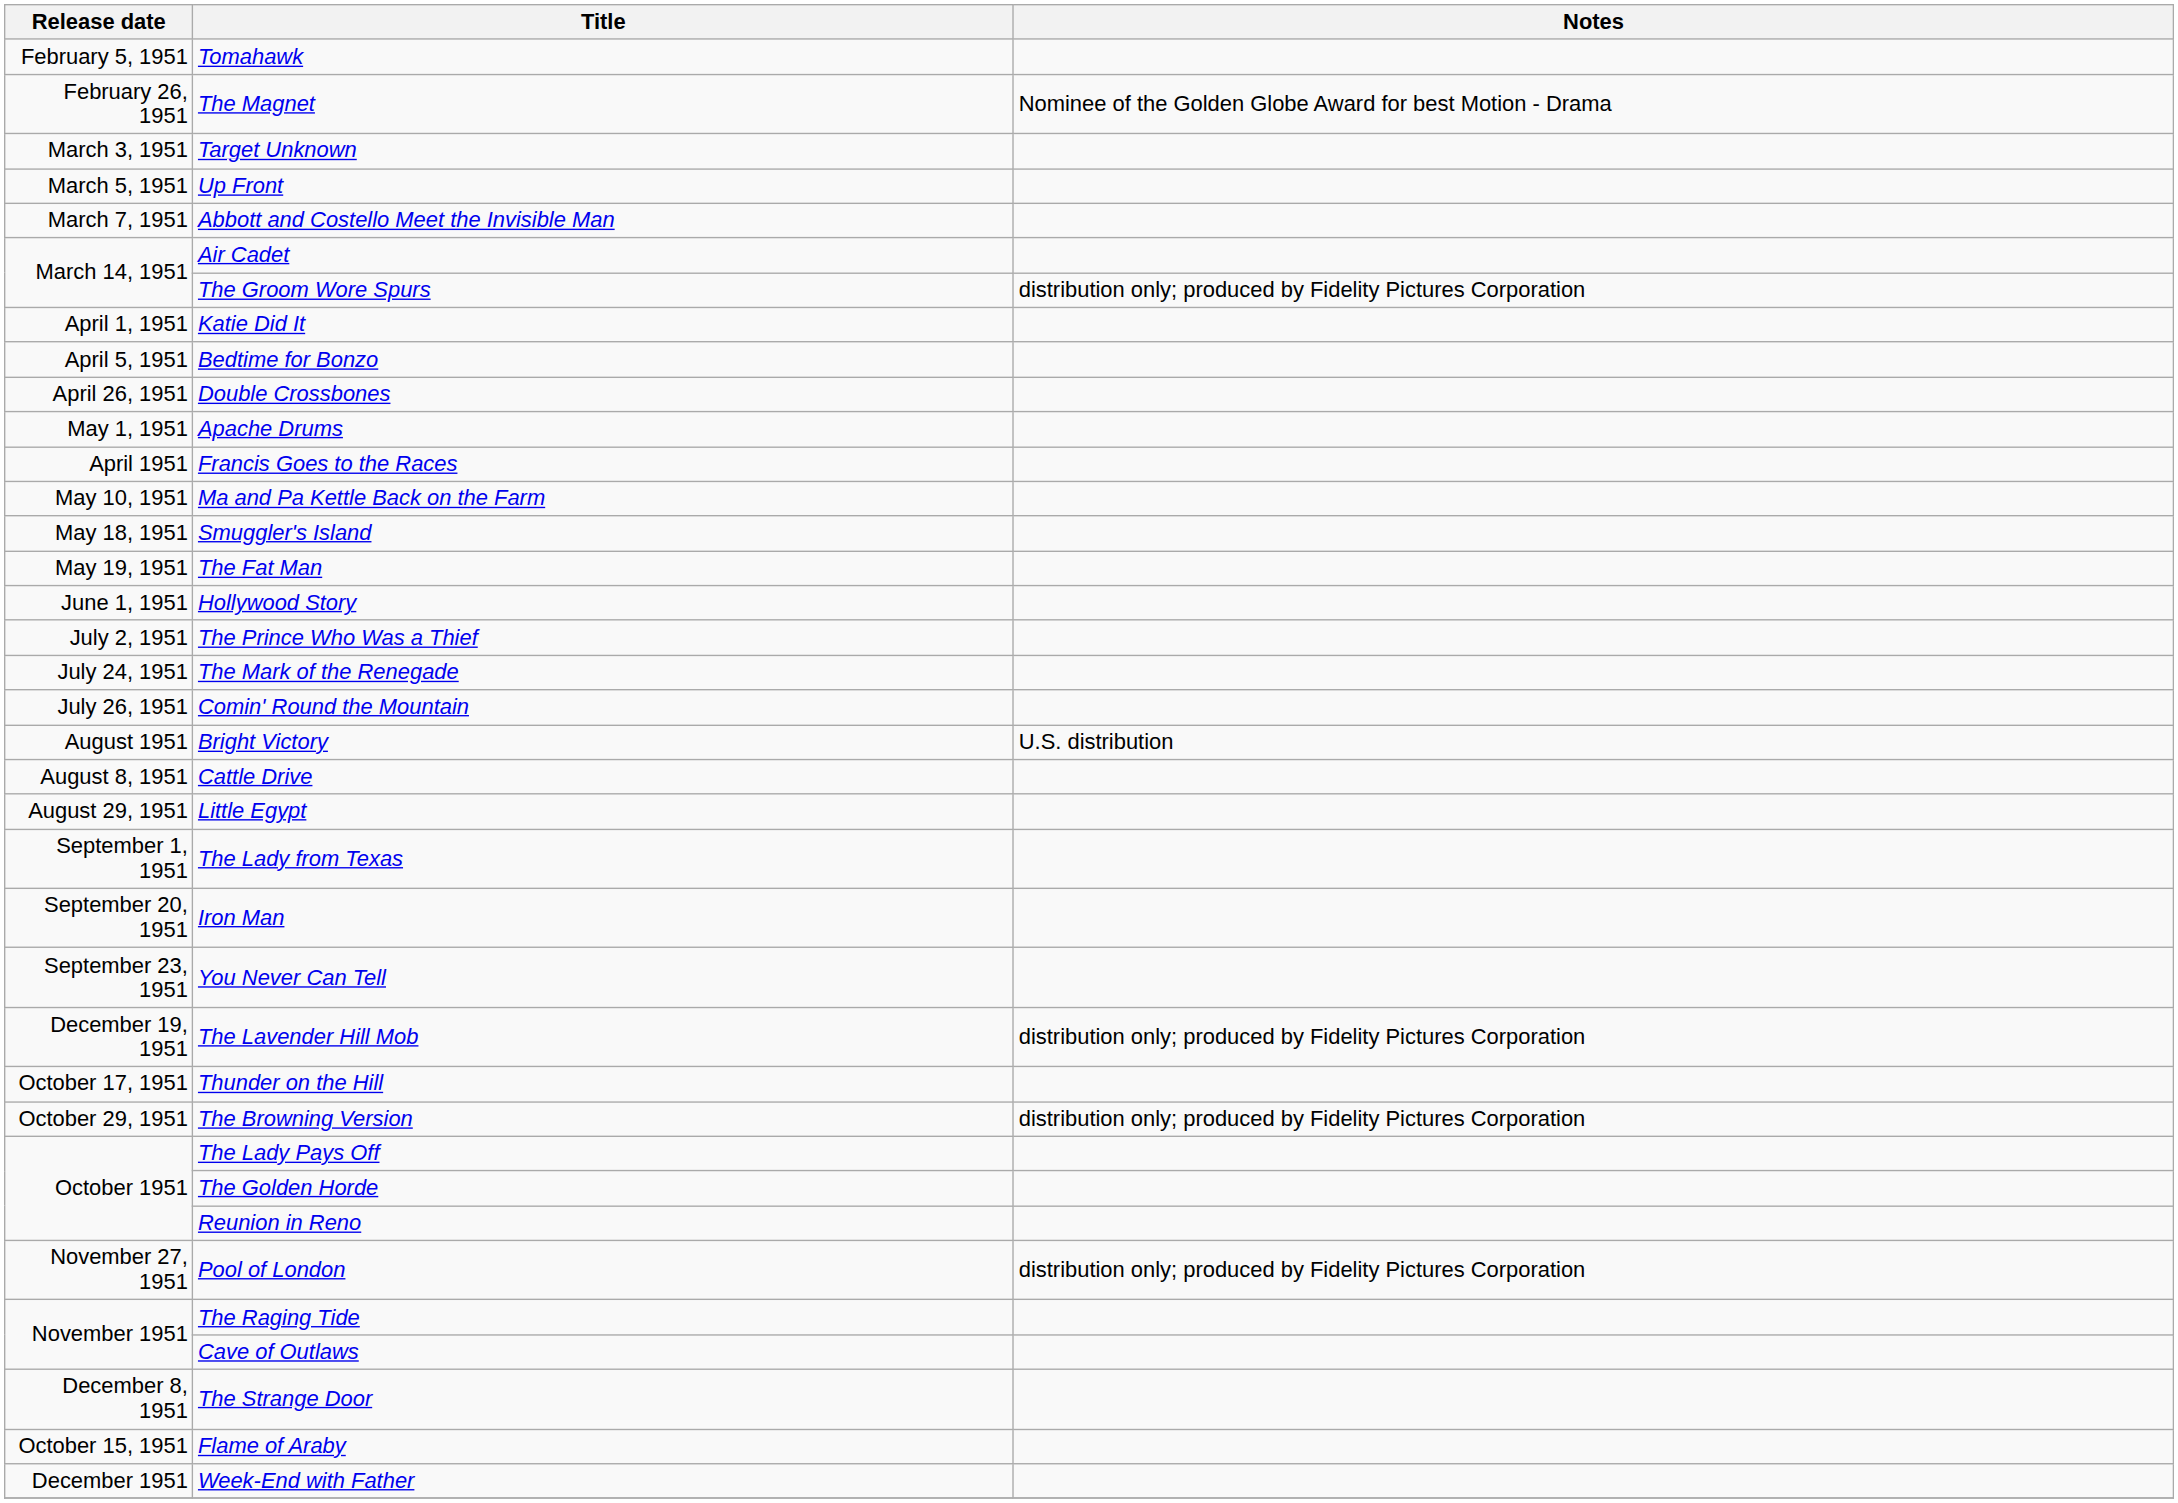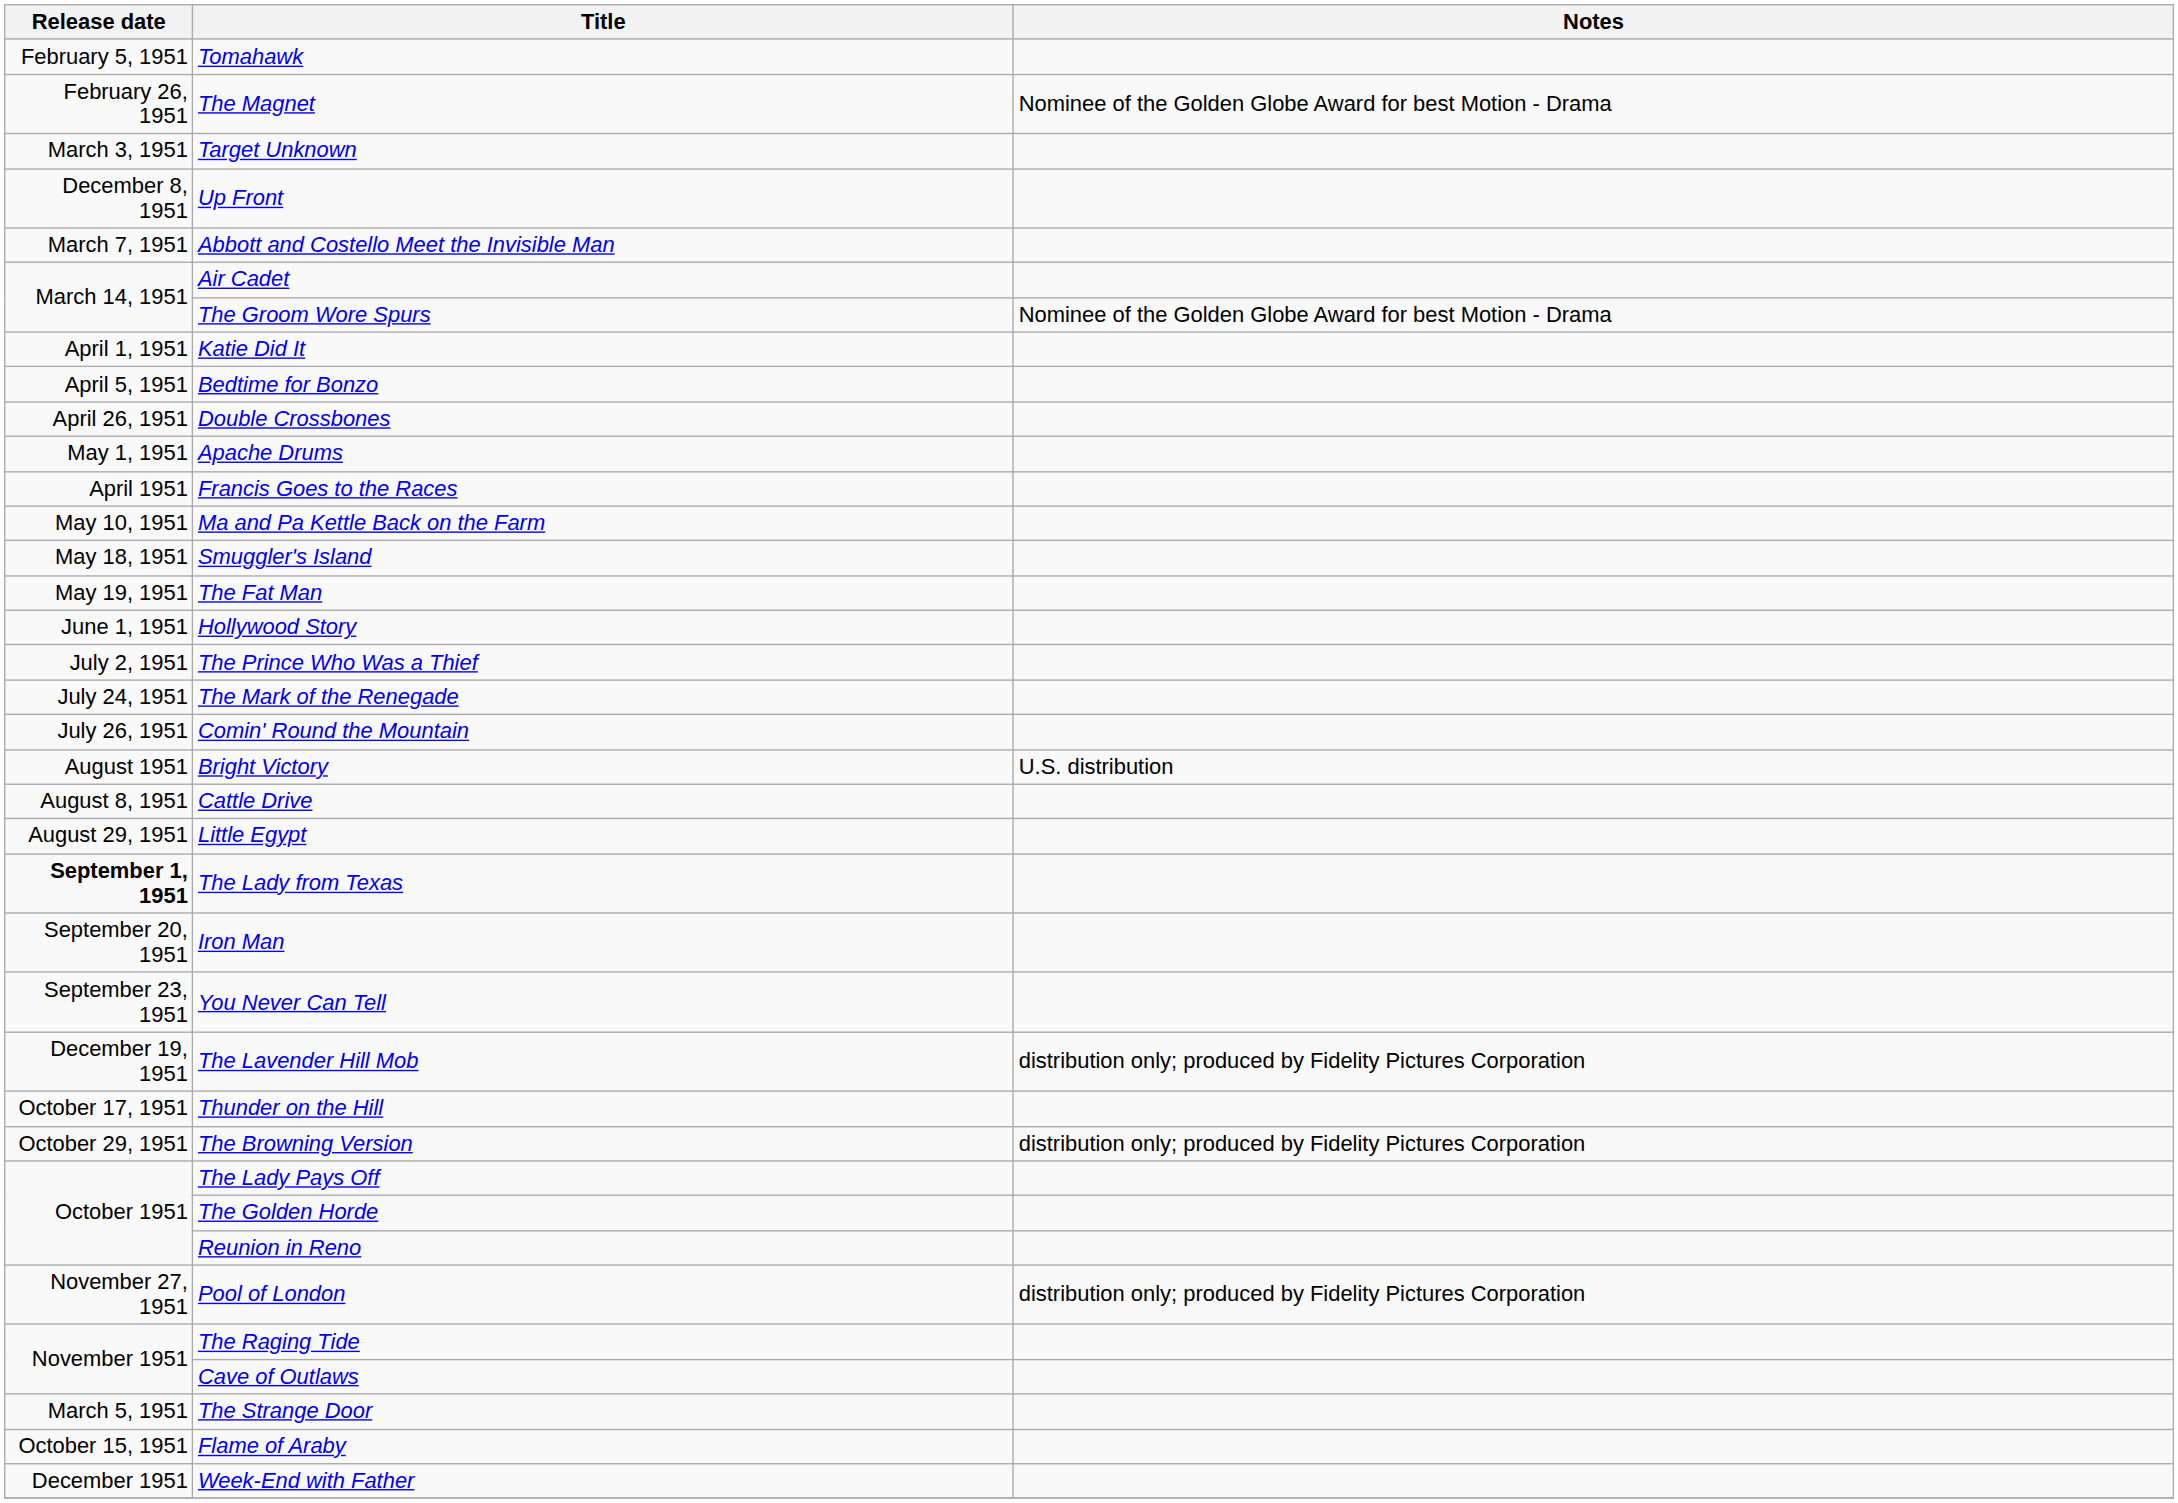(118, 185) March 5, 1951 -> (125, 197) December 8, 1951
(1302, 289) distribution only; produced by Fidelity Pictures Corporation -> (1315, 314) Nominee of the Golden Globe Award for best Motion - Drama
(122, 858) normal -> (119, 883) bold
(125, 1398) December 8, 1951 -> (118, 1411) March 5, 1951
